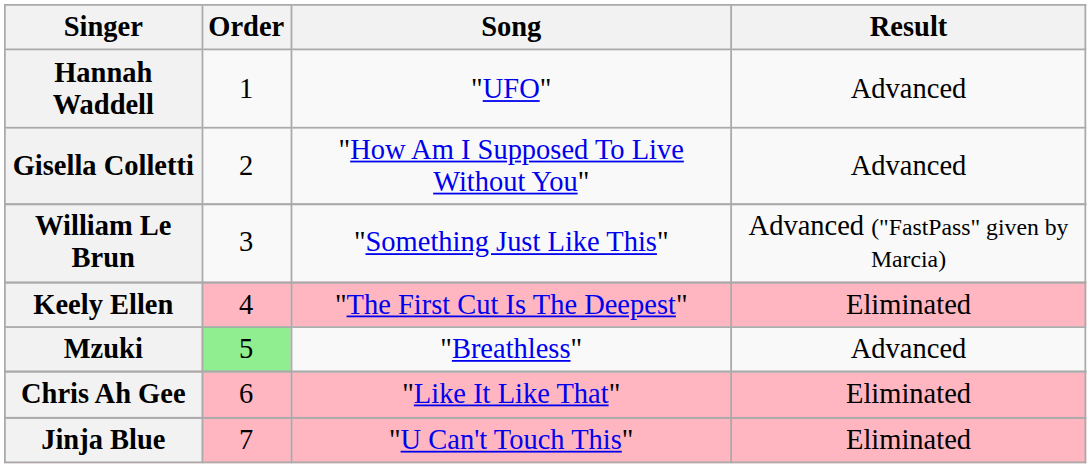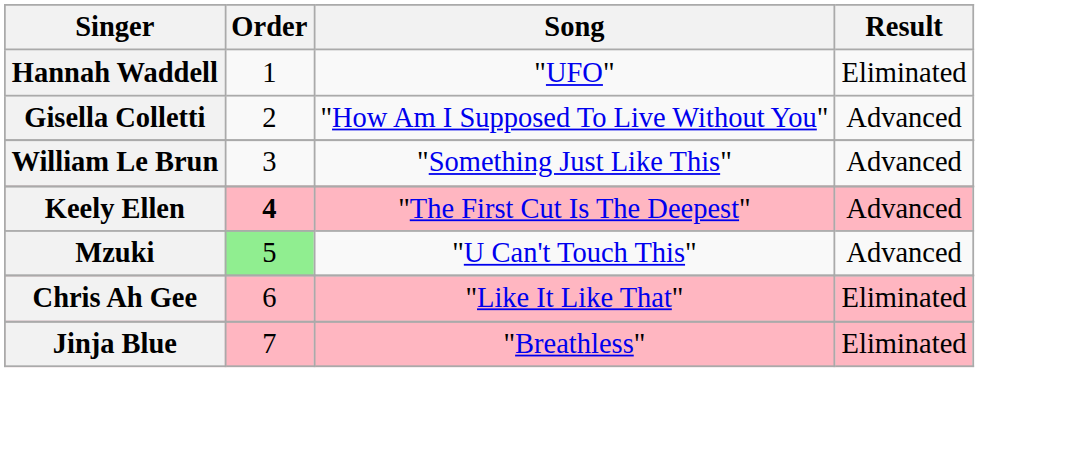(909, 88) Advanced -> (904, 72) Eliminated
(909, 242) Advanced ("FastPass" given by Marcia) -> (904, 162) Advanced
(246, 303) normal -> (269, 207) bold
(909, 303) Eliminated -> (904, 207) Advanced
(511, 349) "Breathless" -> (574, 252) "U Can't Touch This"
(511, 439) "U Can't Touch This" -> (574, 343) "Breathless"
